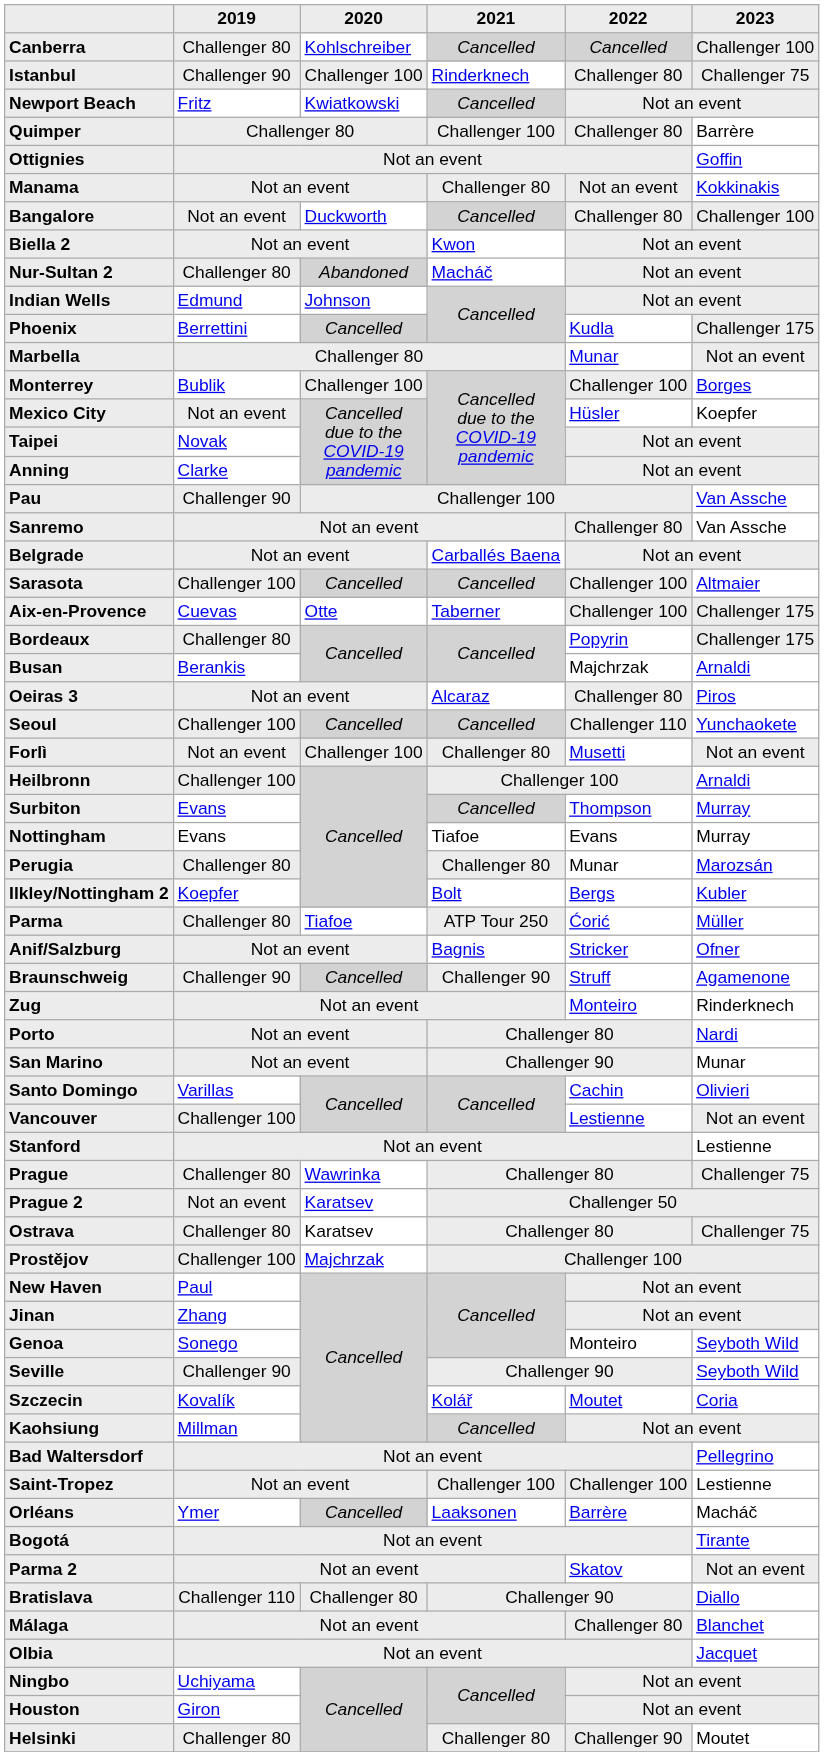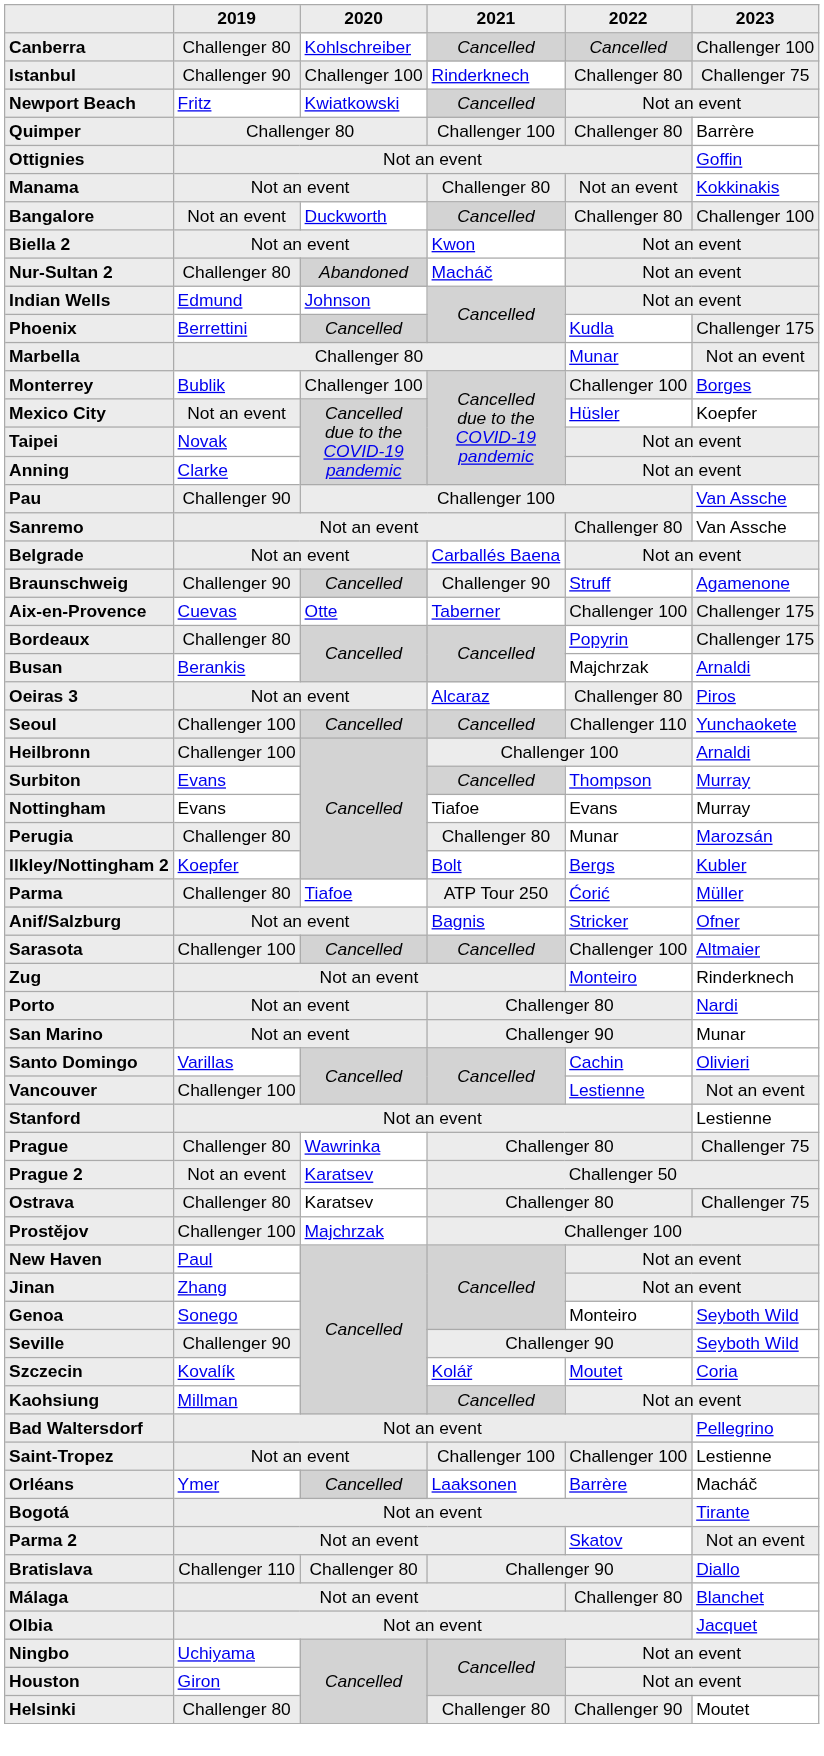rows swapped: (46, 583) <-> (69, 977)
- row: (28, 752)
